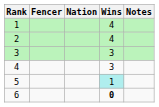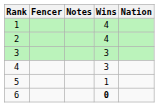columns swapped: (82, 11) <-> (139, 11)
(112, 81) paleturquoise background -> (106, 81) no background
